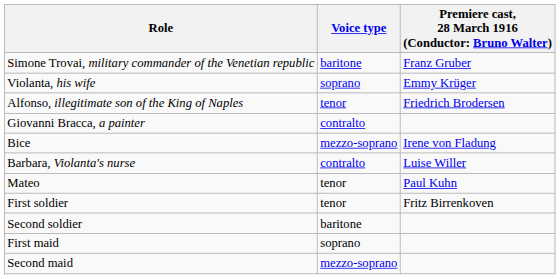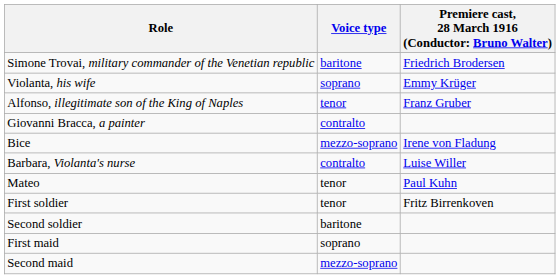(437, 63) Franz Gruber -> (454, 63) Friedrich Brodersen
(454, 103) Friedrich Brodersen -> (437, 103) Franz Gruber
